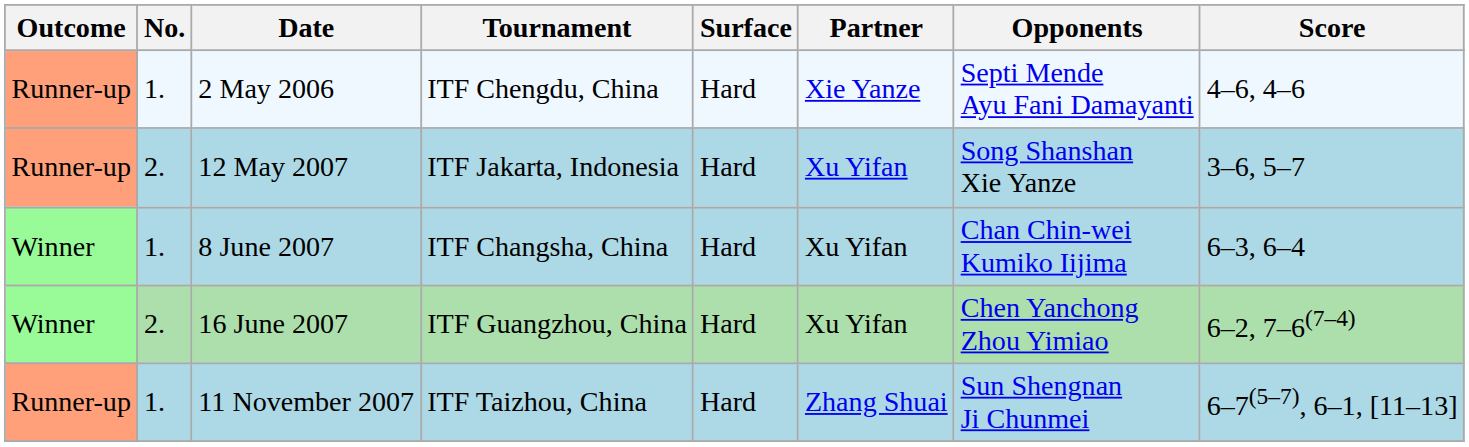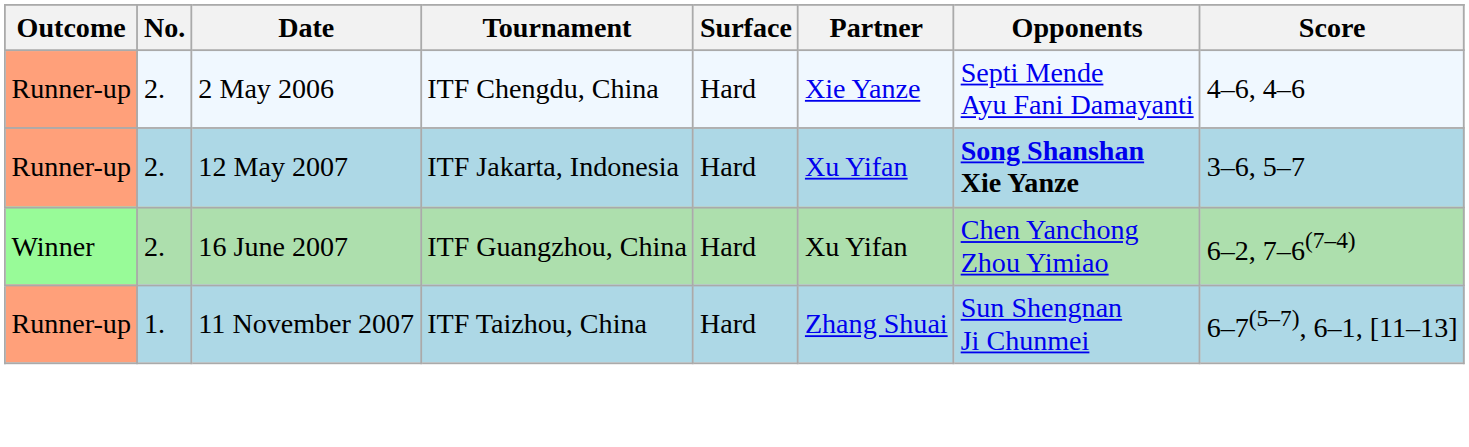(155, 88) 1. -> (155, 88) 2.
(1047, 166) normal -> (1052, 166) bold
- row: (266, 245)
